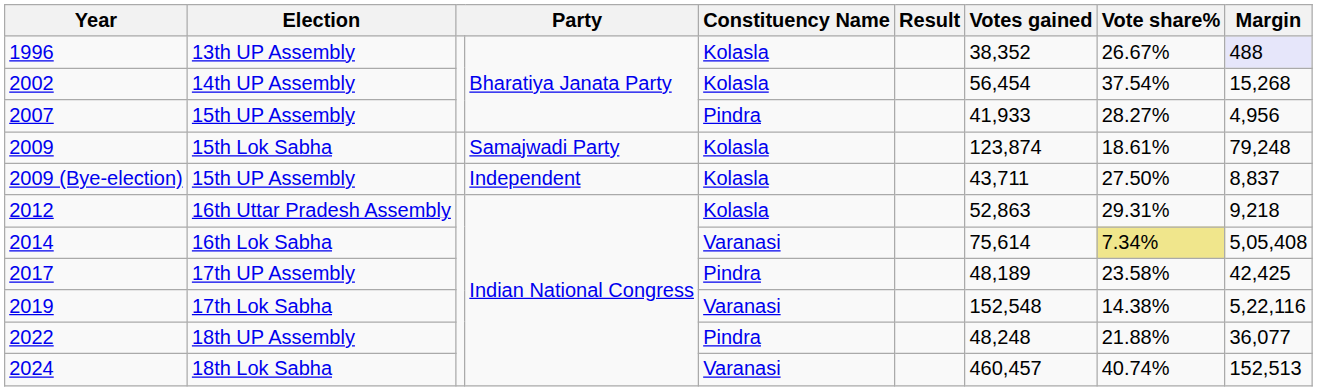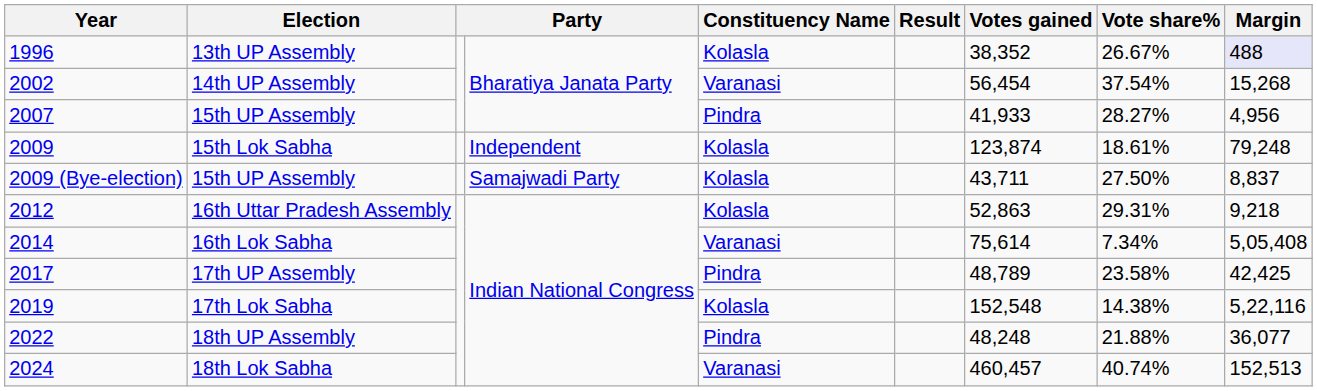(736, 83) Kolasla -> (742, 83) Varanasi
(544, 147) Samajwadi Party -> (525, 147) Independent
(525, 178) Independent -> (544, 178) Samajwadi Party
(1130, 242) khaki background -> (1130, 242) no background
(1000, 274) 48,189 -> (1000, 274) 48,789
(742, 305) Varanasi -> (736, 305) Kolasla
